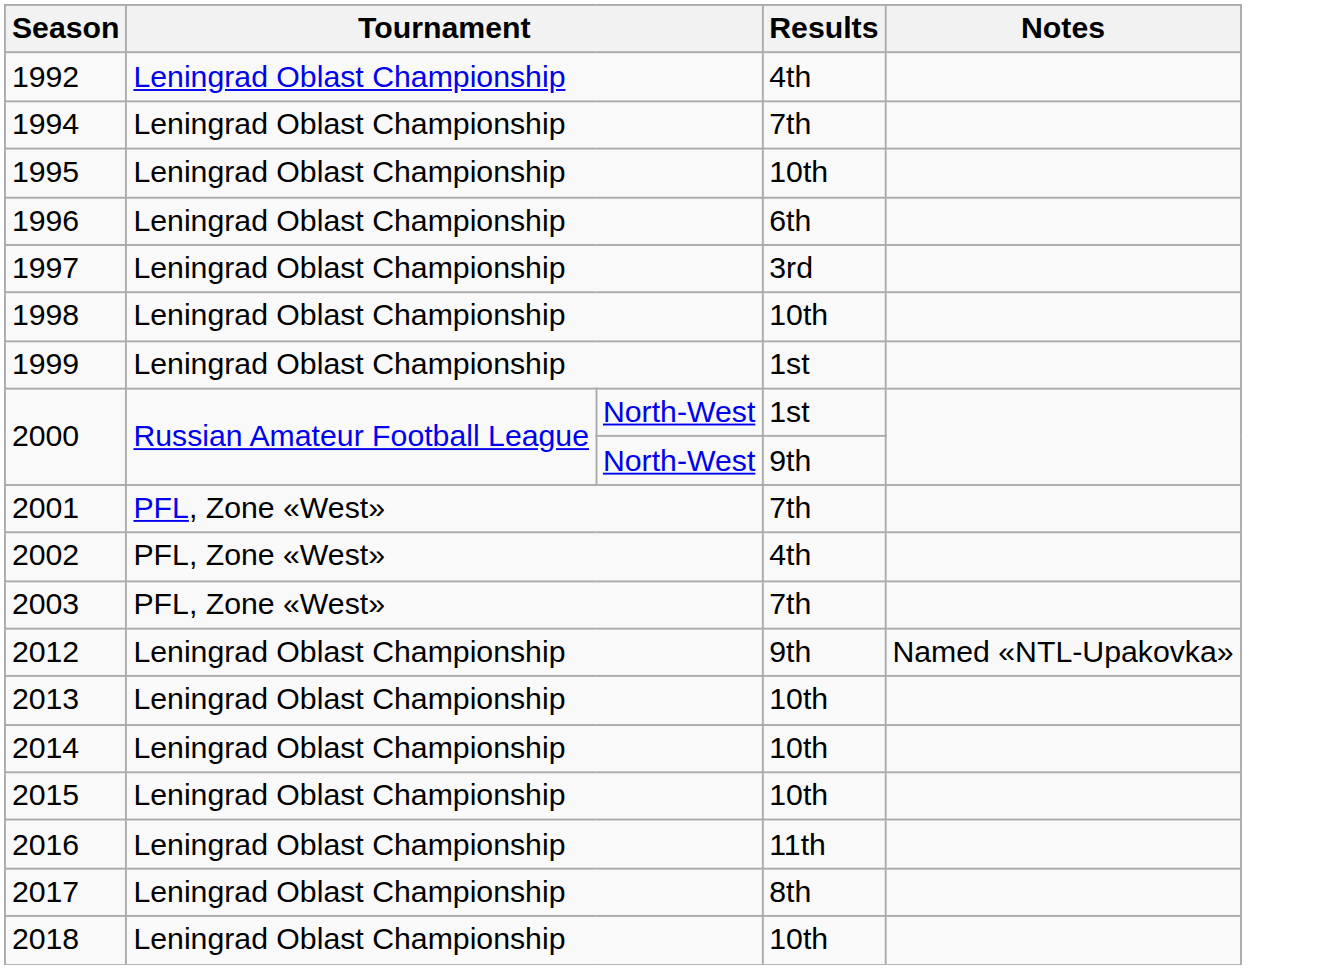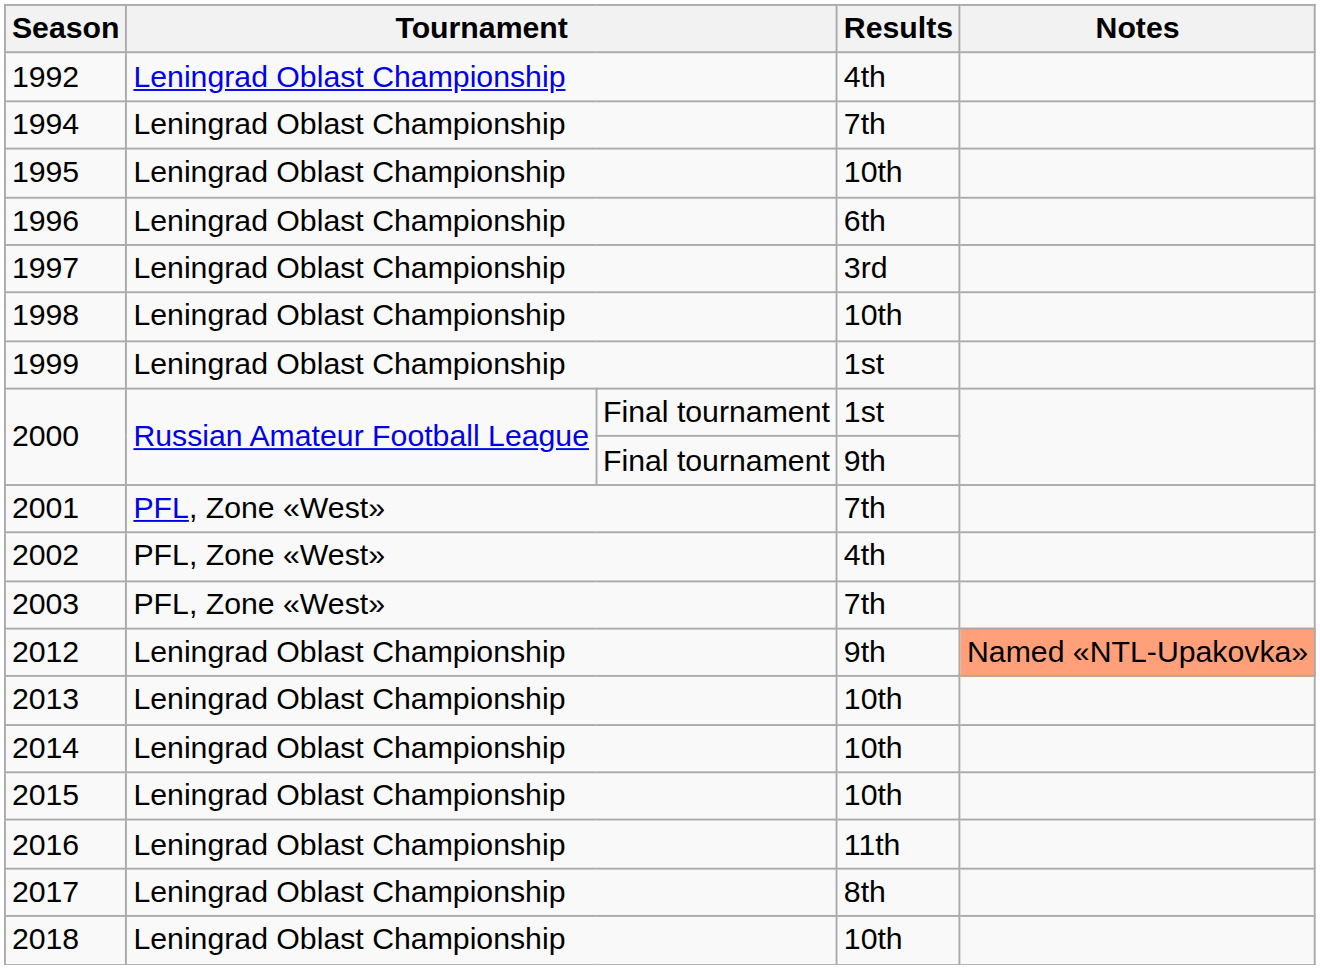(679, 412) North-West -> (716, 412) Final tournament
(679, 460) North-West -> (716, 460) Final tournament
(1063, 651) no background -> (1138, 651) lightsalmon background
